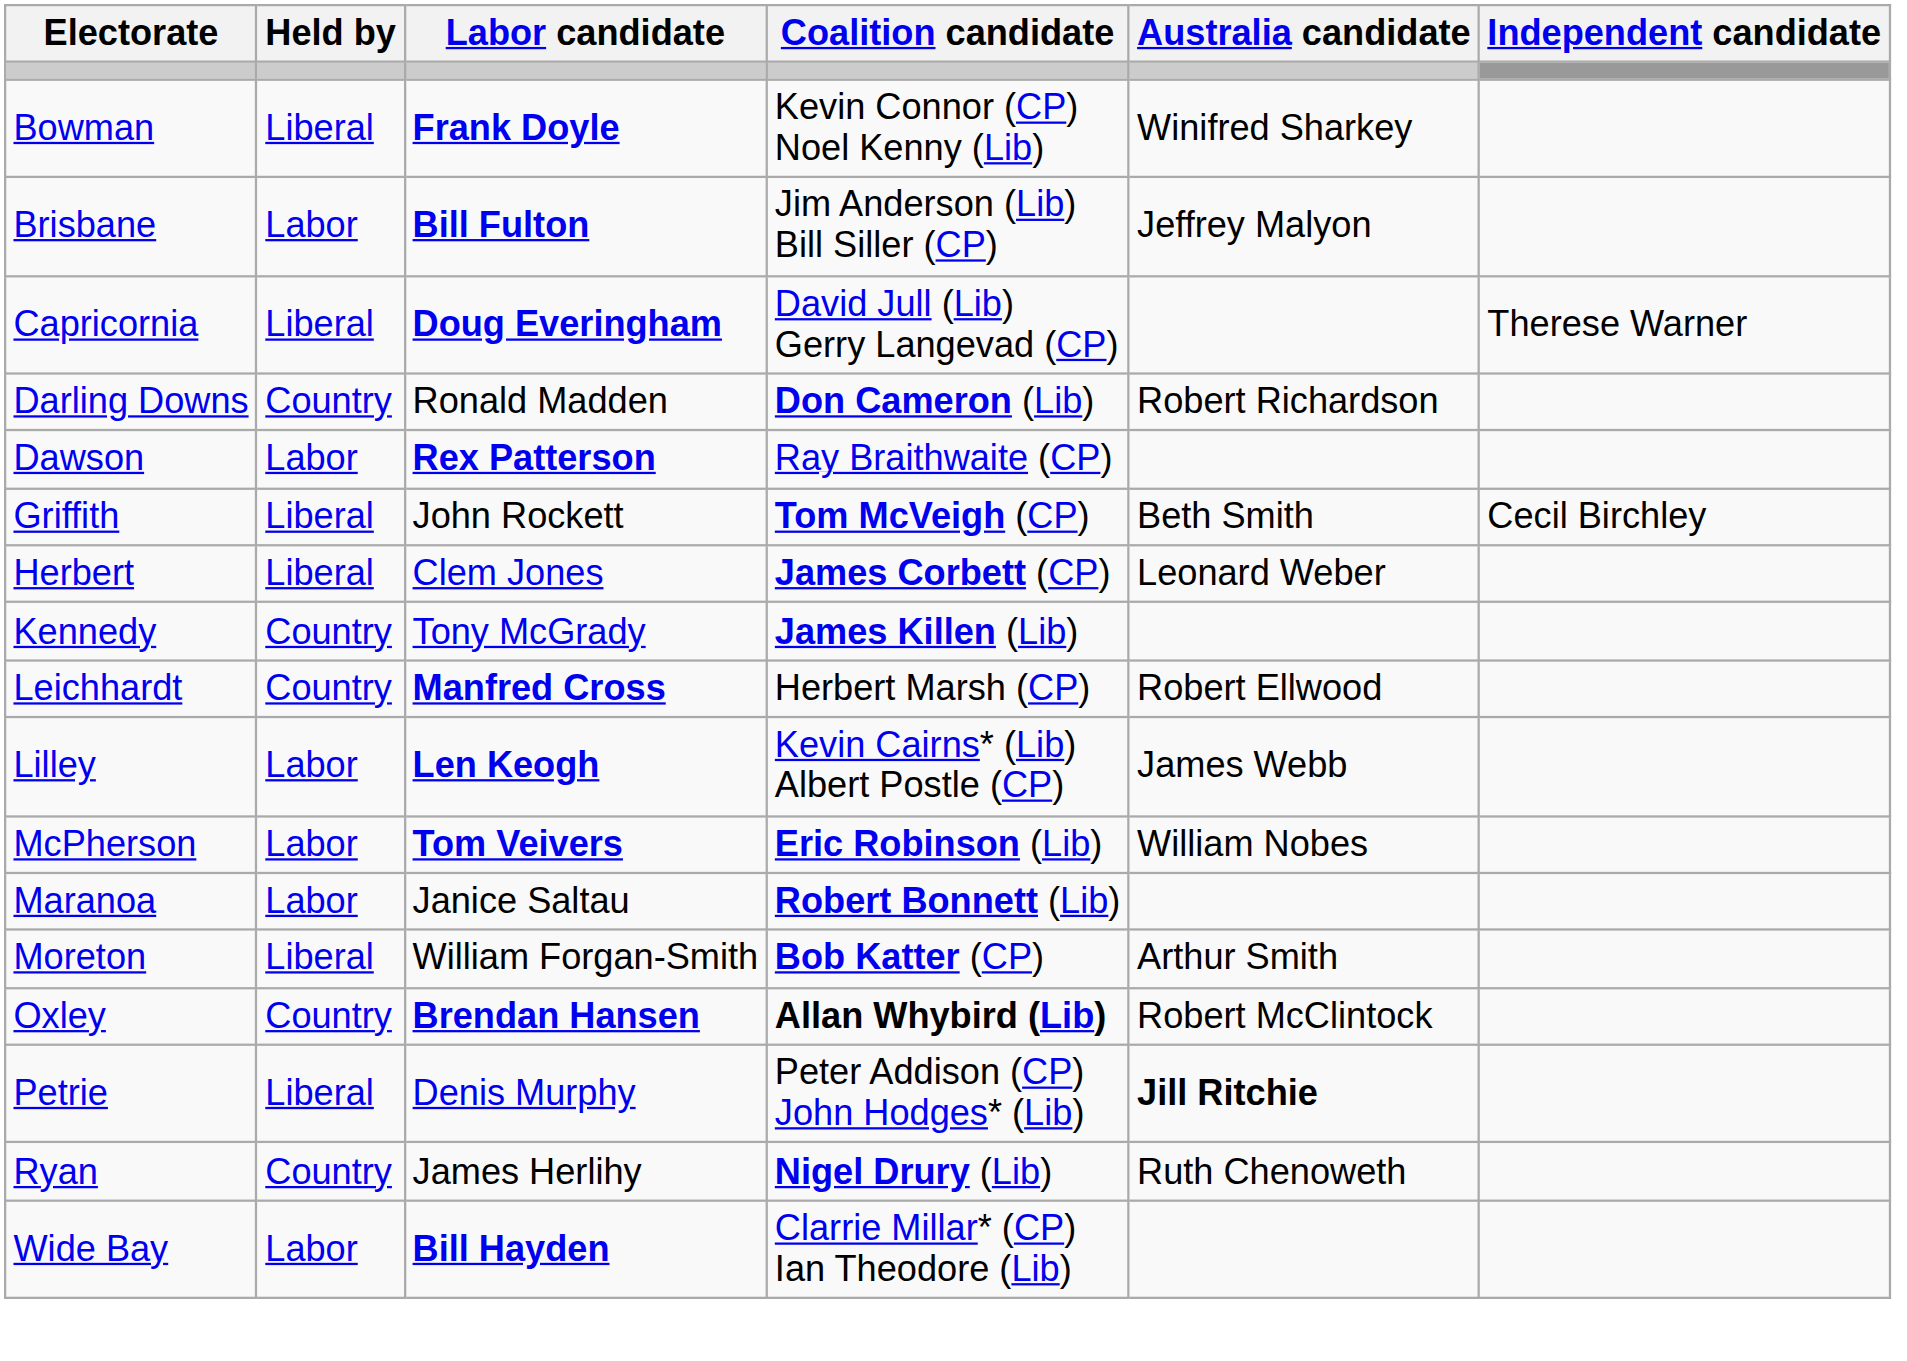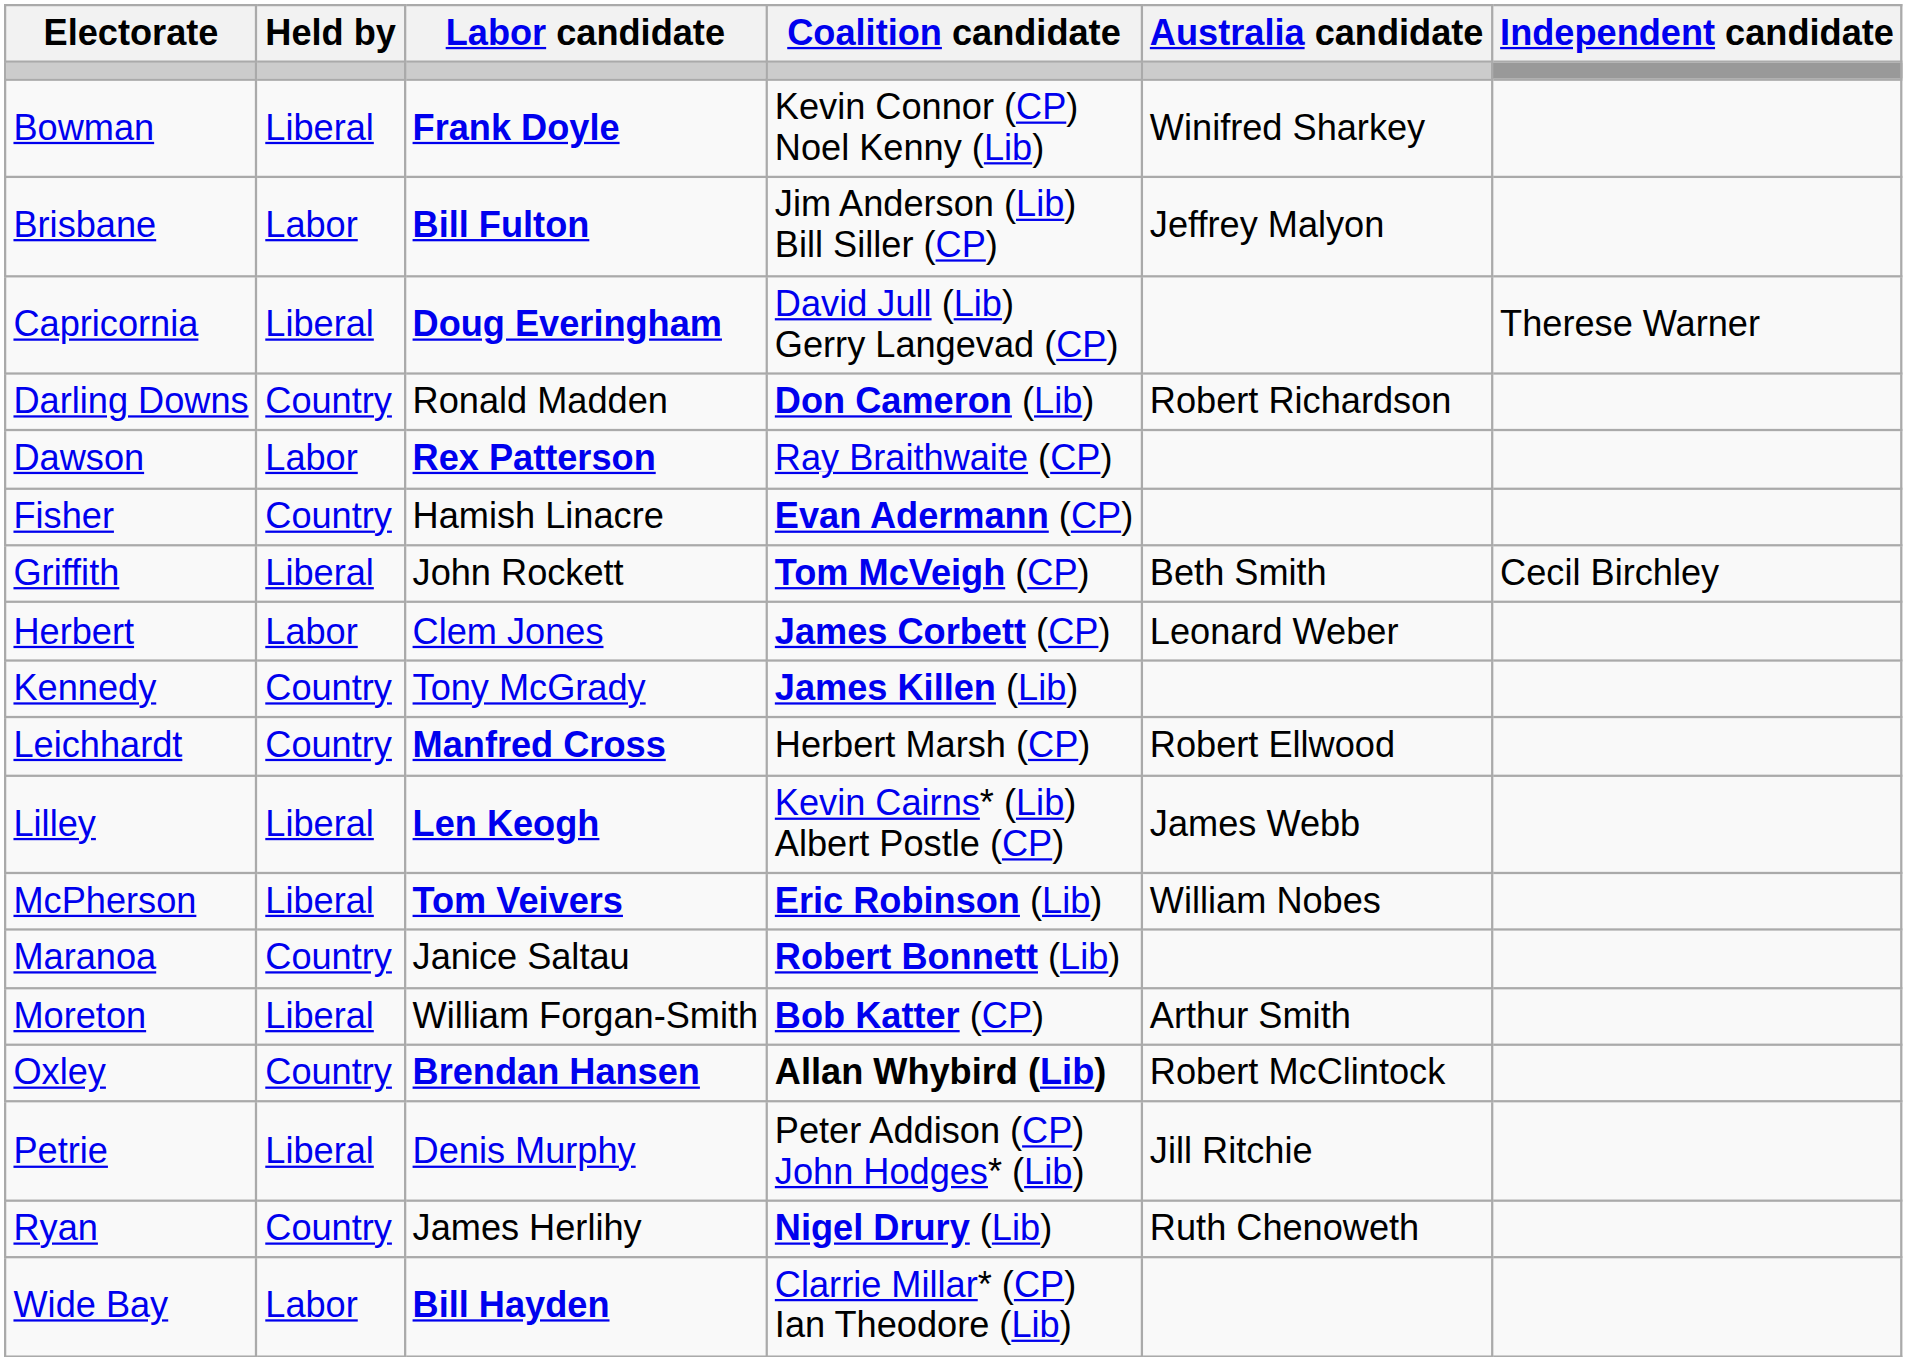+ row: (64, 515)
(320, 573) Liberal -> (312, 630) Labor
(312, 765) Labor -> (320, 823) Liberal
(312, 843) Labor -> (320, 900) Liberal
(312, 900) Labor -> (329, 958) Country
(1228, 1093) bold -> (1231, 1150) normal
